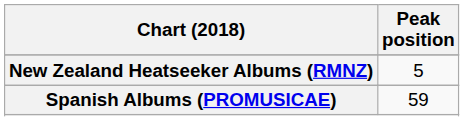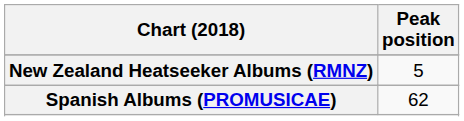(418, 99) 59 -> (418, 99) 62
